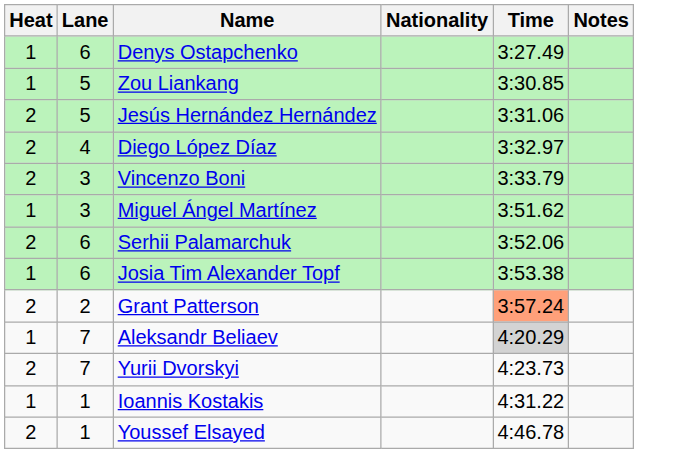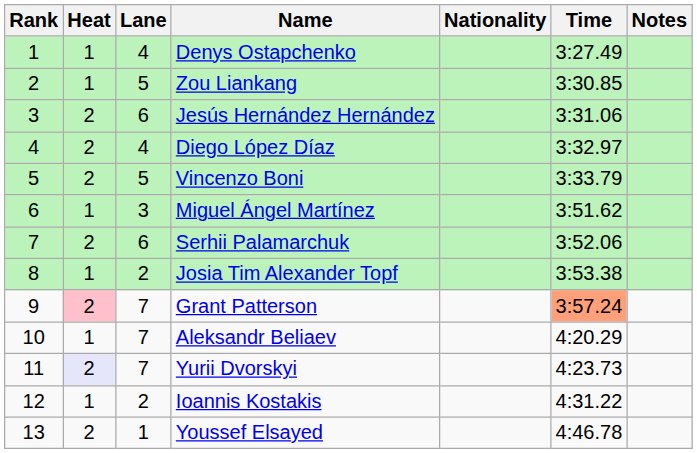+ column: (34, 20)
(85, 52) 6 -> (143, 52) 4
(85, 115) 5 -> (143, 115) 6
(85, 178) 3 -> (143, 178) 5
(85, 274) 6 -> (143, 274) 2
(31, 305) no background -> (89, 305) pink background
(85, 305) 2 -> (143, 305) 7
(531, 337) lightgrey background -> (589, 337) no background
(31, 369) no background -> (89, 369) lavender background
(85, 400) 1 -> (143, 400) 2
